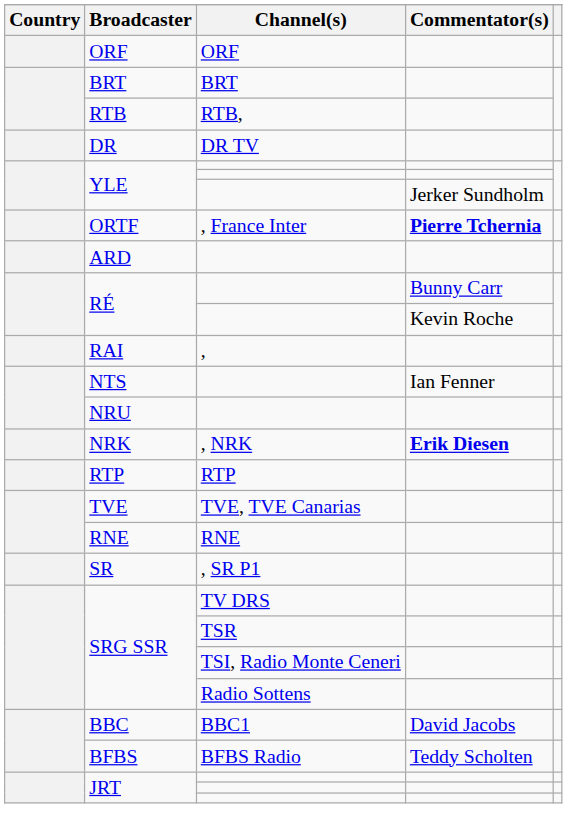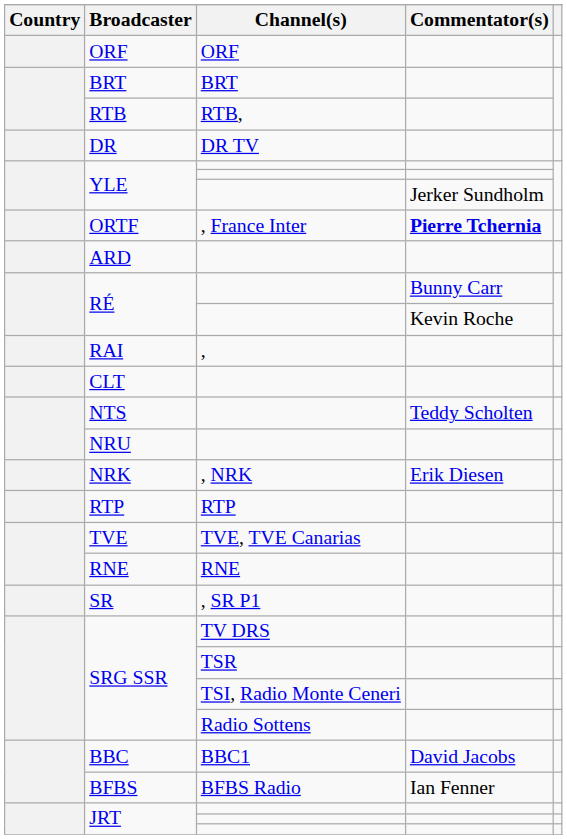+ row: (107, 381)
(452, 381) Ian Fenner -> (471, 412) Teddy Scholten
(459, 443) bold -> (457, 475) normal
(471, 756) Teddy Scholten -> (452, 787) Ian Fenner
